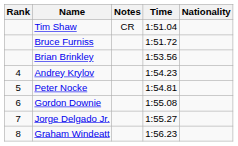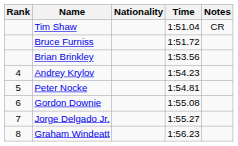columns swapped: (206, 12) <-> (127, 12)
